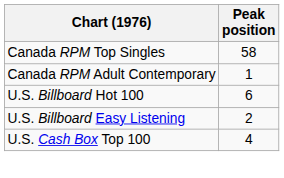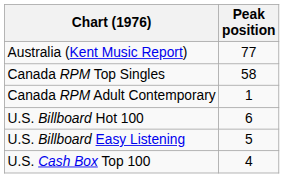+ row: (97, 52)
(249, 118) 2 -> (249, 140) 5
